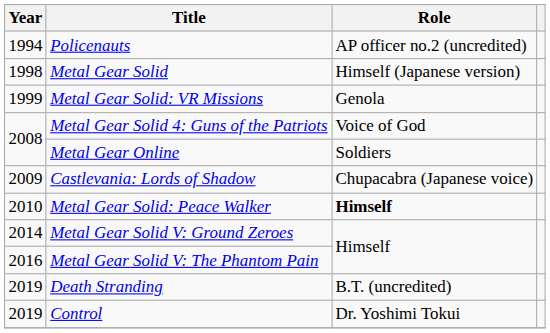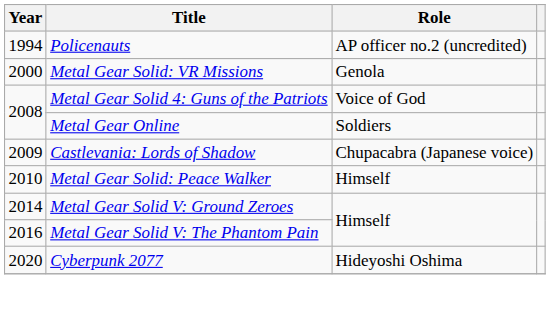- row: (109, 71)
(25, 98) 1999 -> (25, 71) 2000
(364, 206) bold -> (363, 179) normal
- row: (106, 286)
- row: (76, 313)
+ row: (106, 260)
